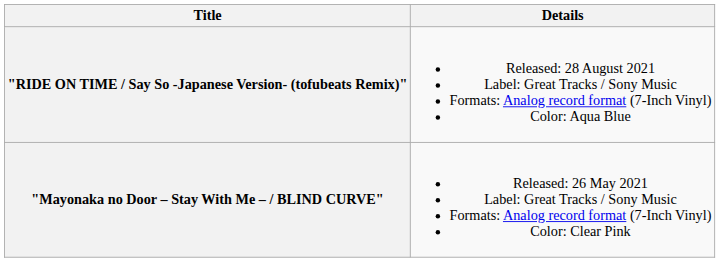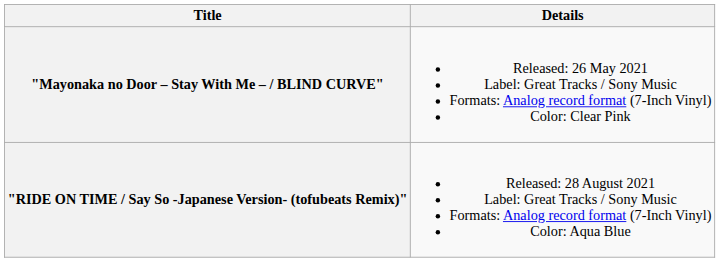rows swapped: (208, 199) <-> (208, 84)
